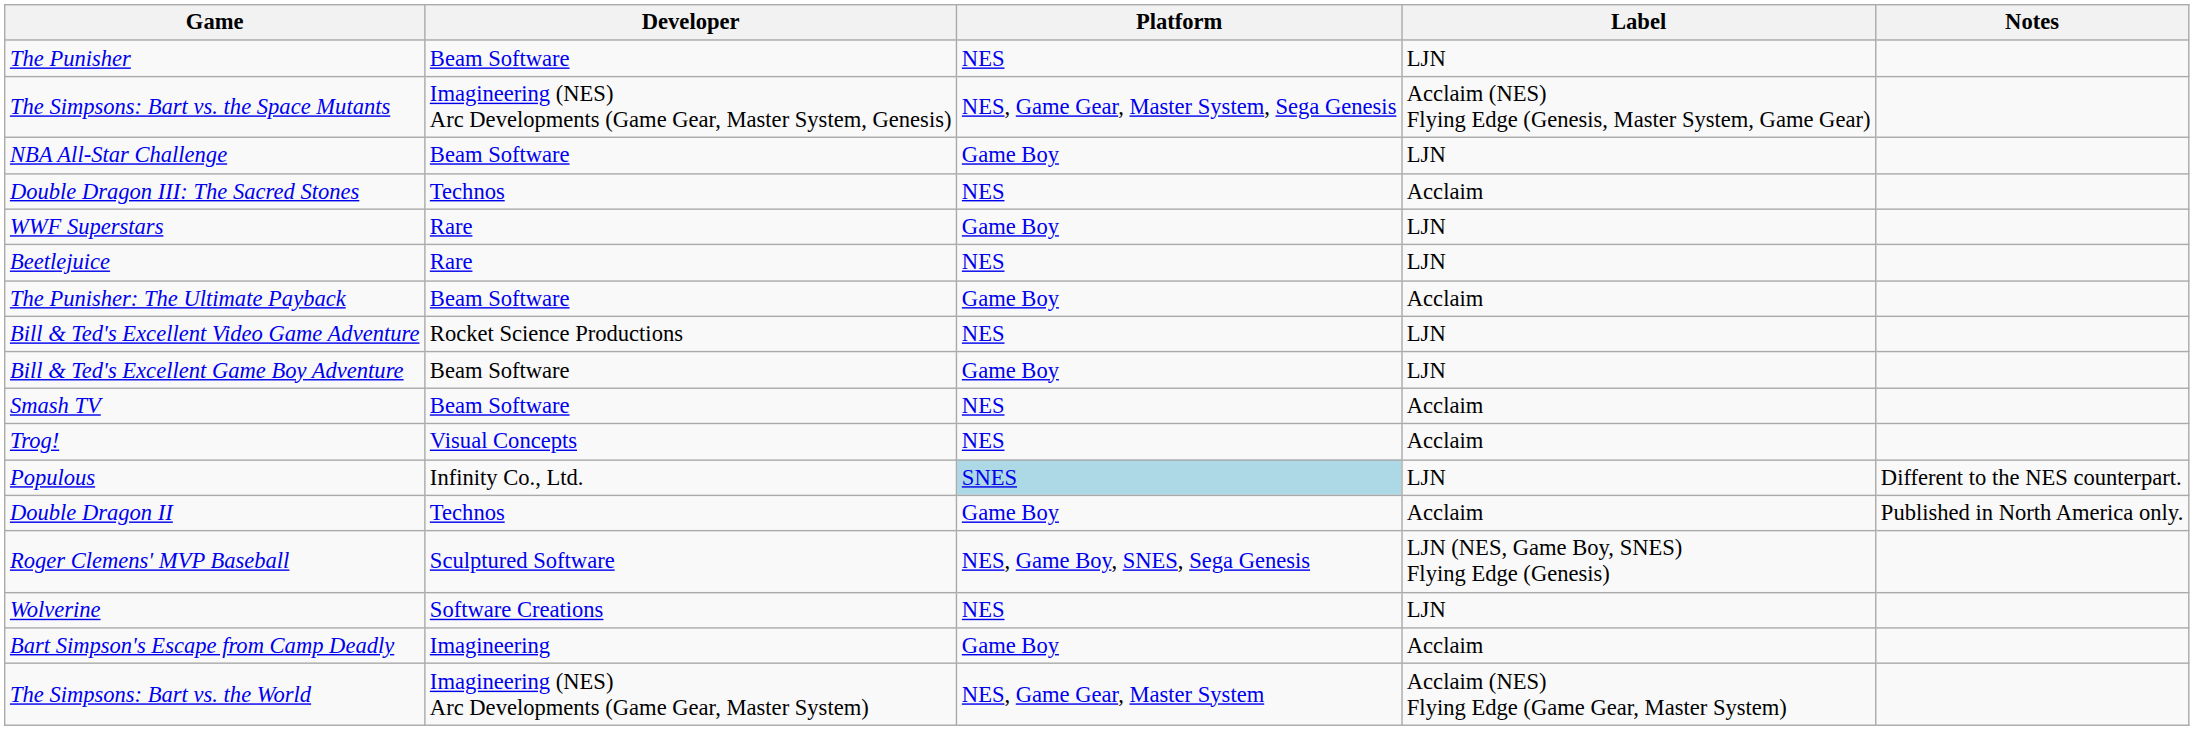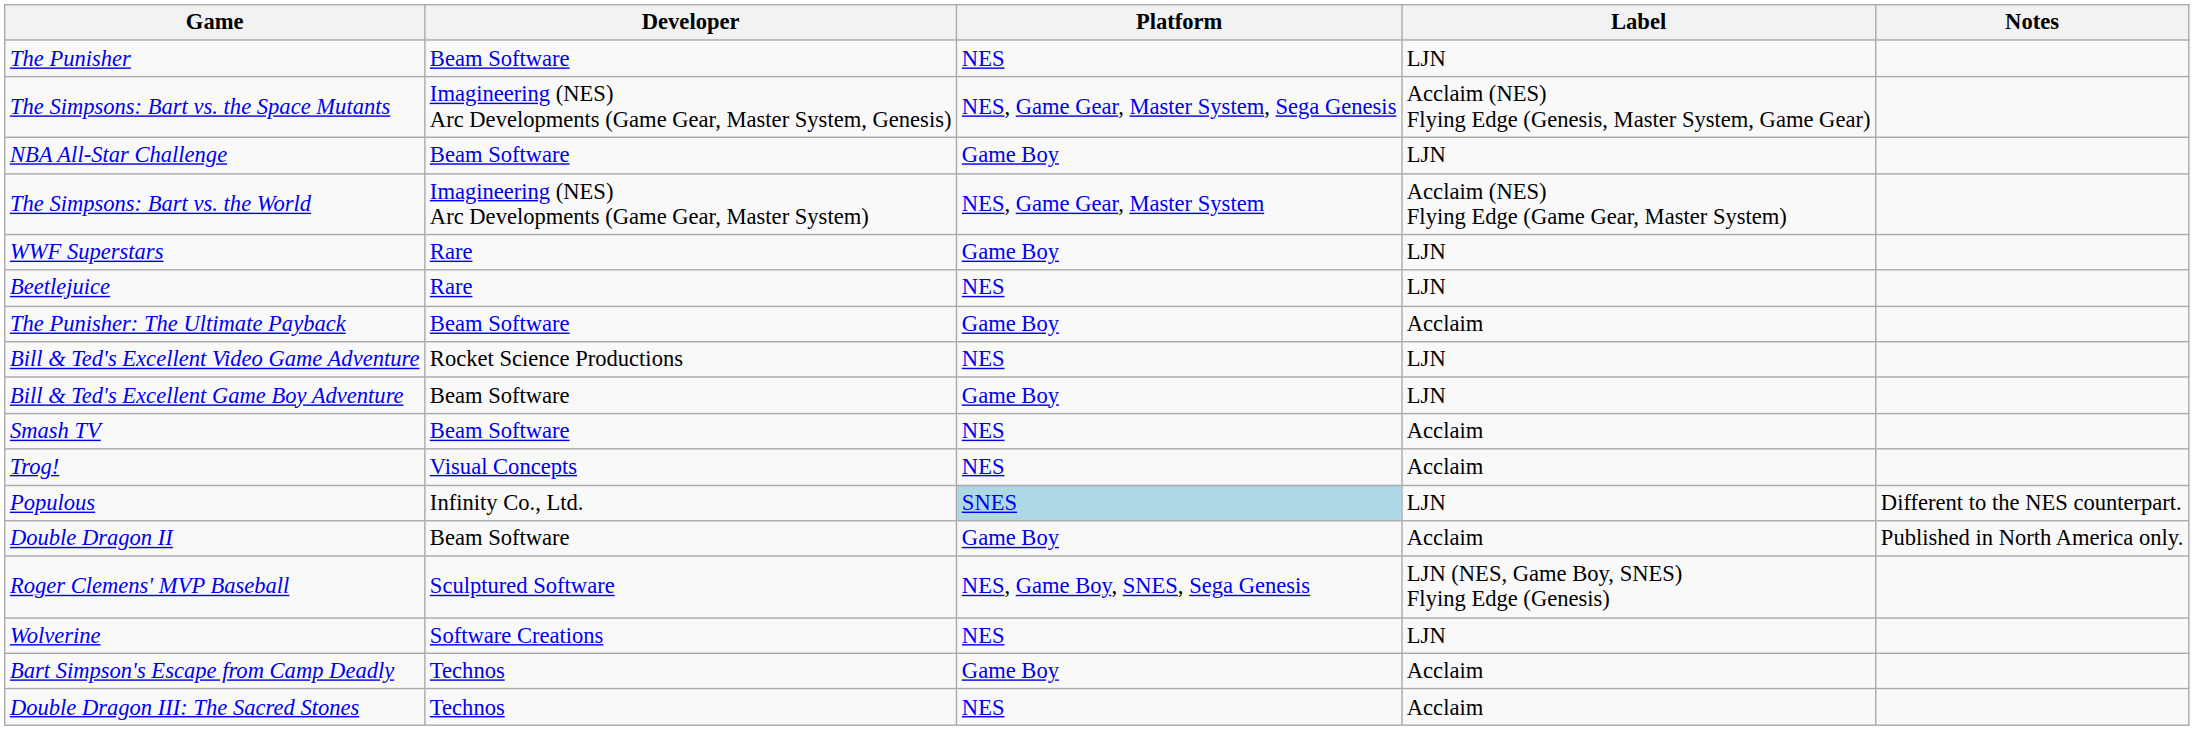rows swapped: (185, 190) <-> (161, 694)
(467, 512) Technos -> (500, 538) Beam Software
(490, 645) Imagineering -> (467, 670) Technos
